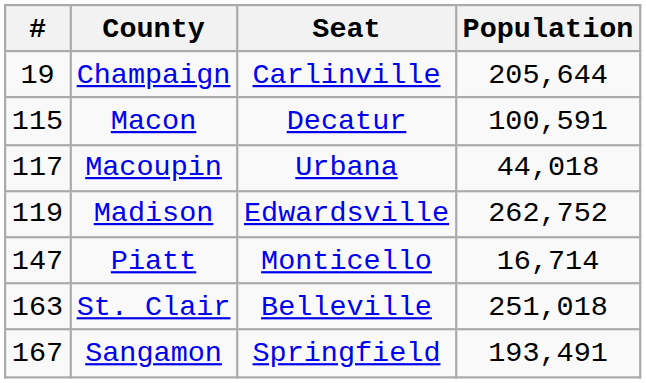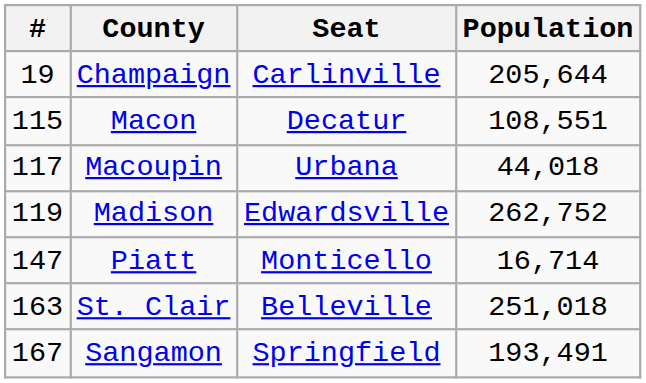(548, 121) 100,591 -> (548, 121) 108,551
